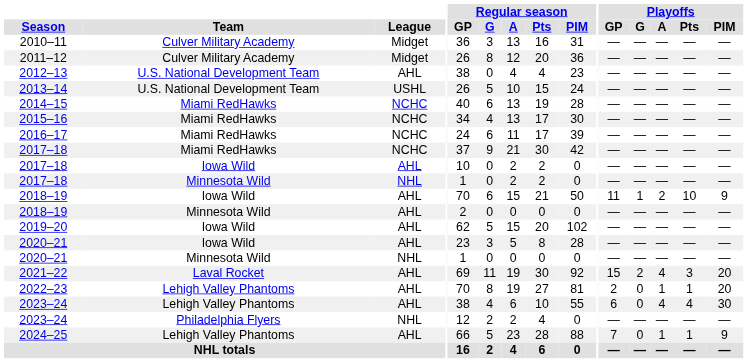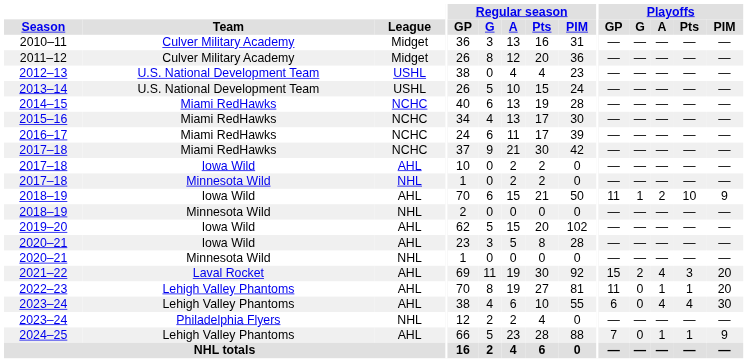(410, 73) AHL -> (410, 73) USHL
(410, 212) AHL -> (410, 212) NHL
(614, 289) 2 -> (614, 289) 11
